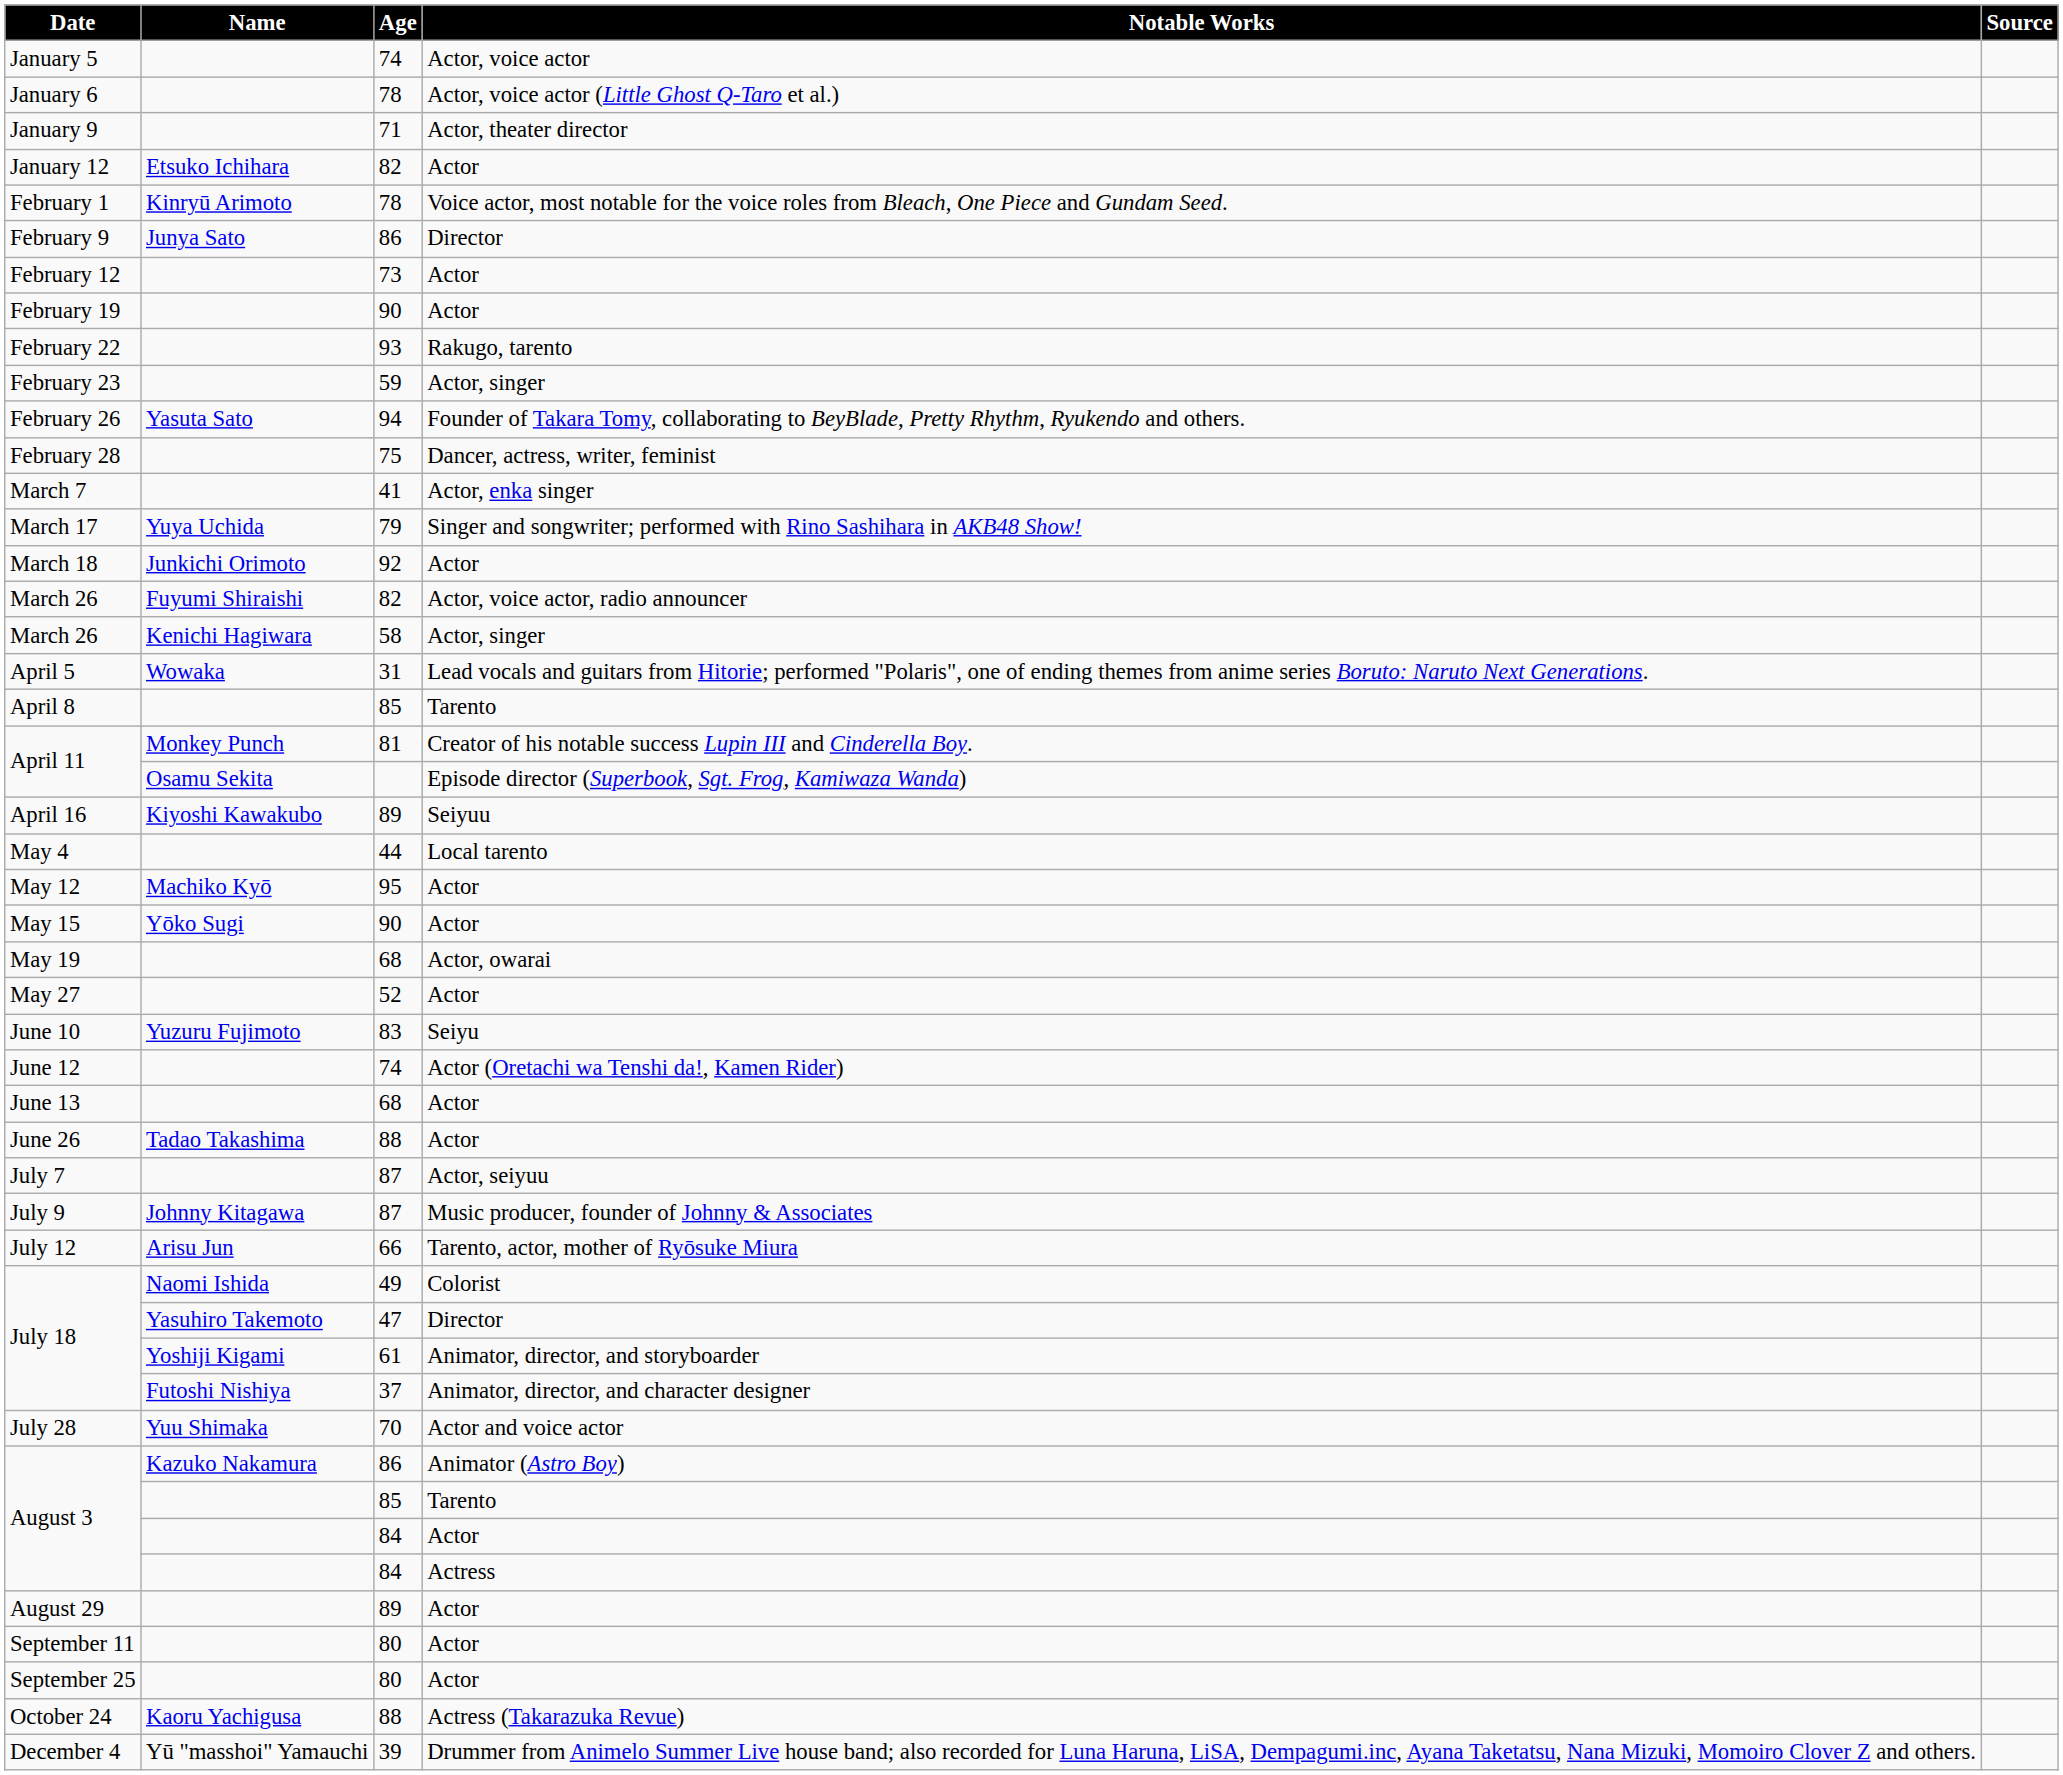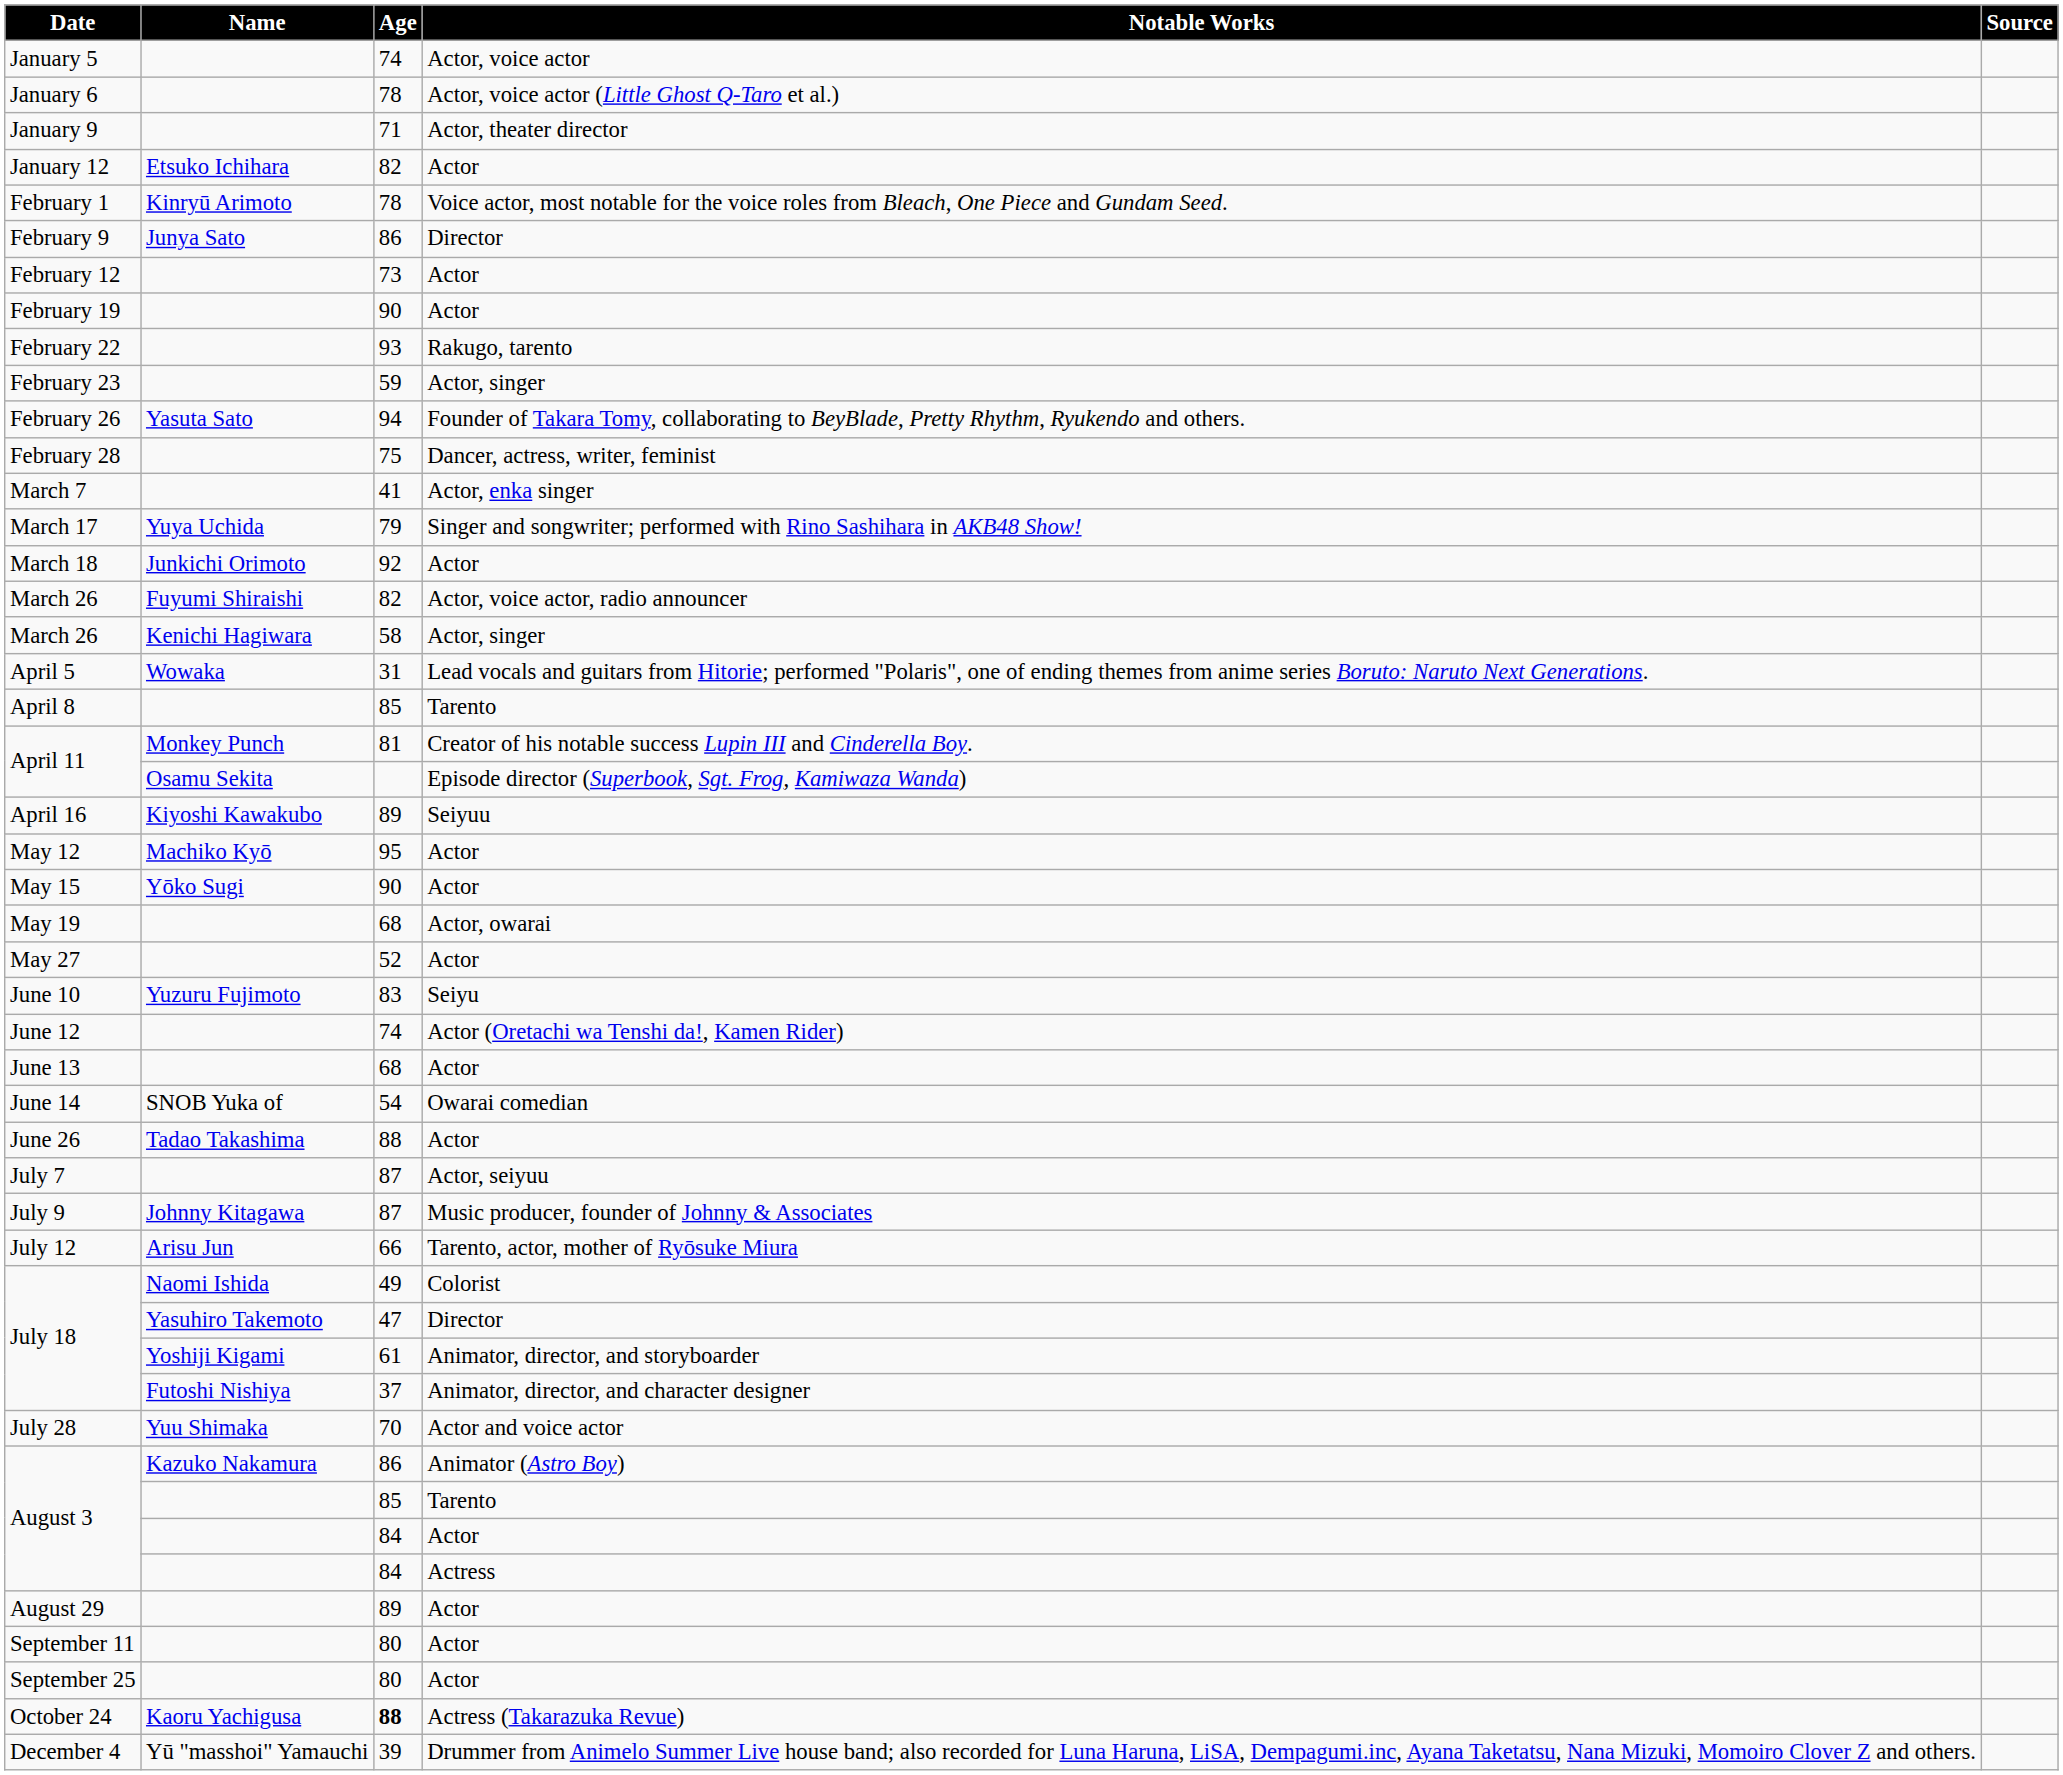- row: (39, 851)
+ row: (45, 1103)
(390, 1716) normal -> (390, 1716) bold
